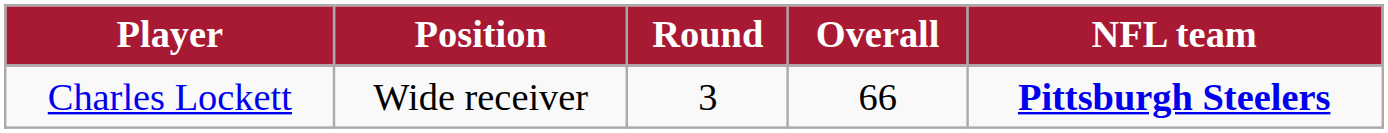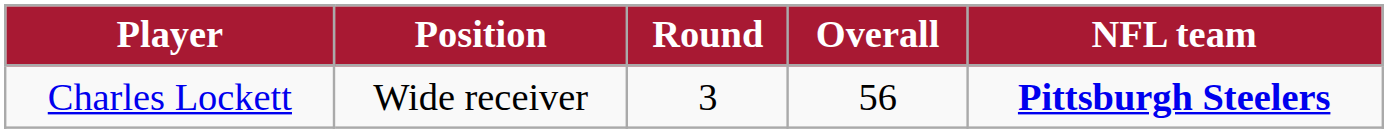(878, 95) 66 -> (878, 95) 56
